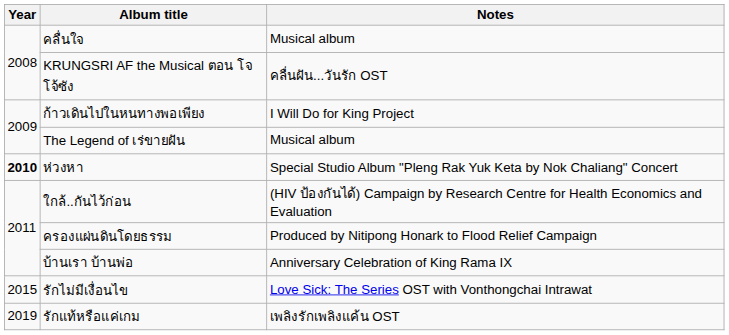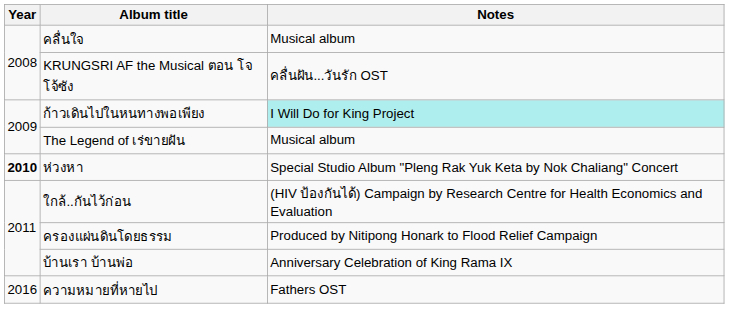(342, 113) no background -> (342, 113) paleturquoise background
- row: (85, 290)
+ row: (100, 290)
- row: (92, 316)
